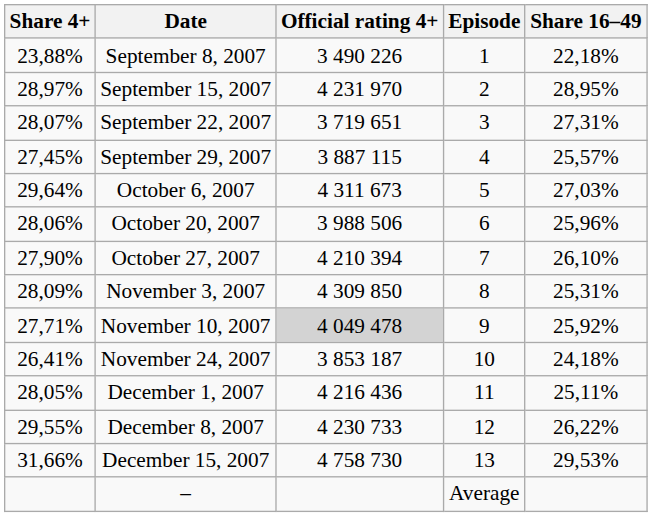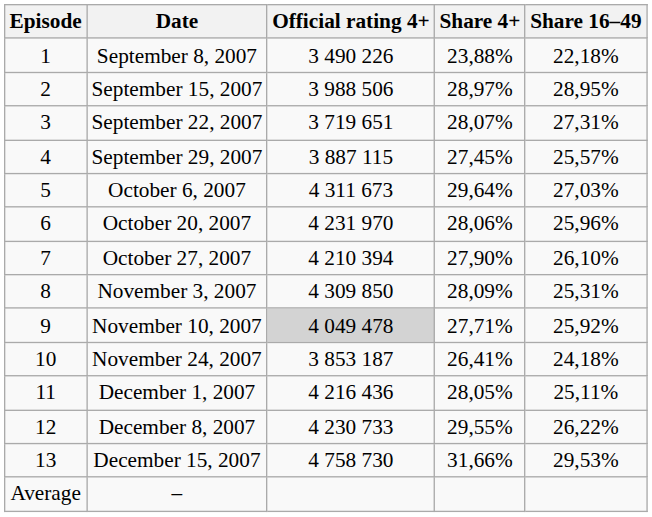columns swapped: (484, 21) <-> (50, 21)
(360, 88) 4 231 970 -> (351, 88) 3 988 506
(360, 223) 3 988 506 -> (351, 223) 4 231 970
